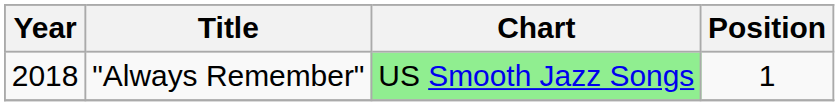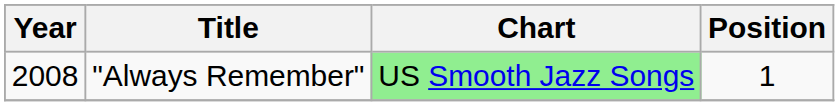(45, 75) 2018 -> (45, 75) 2008
